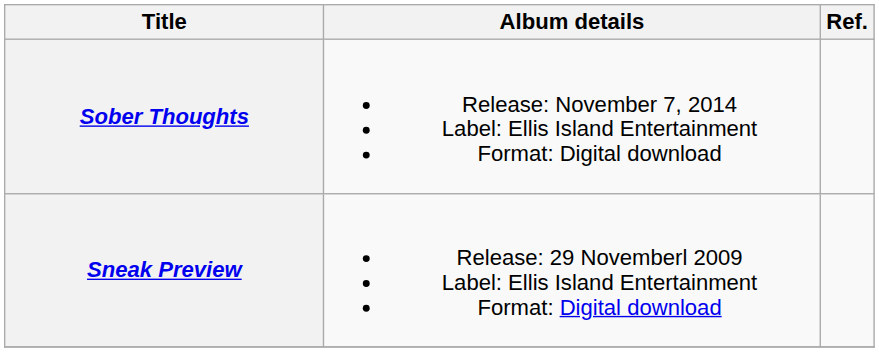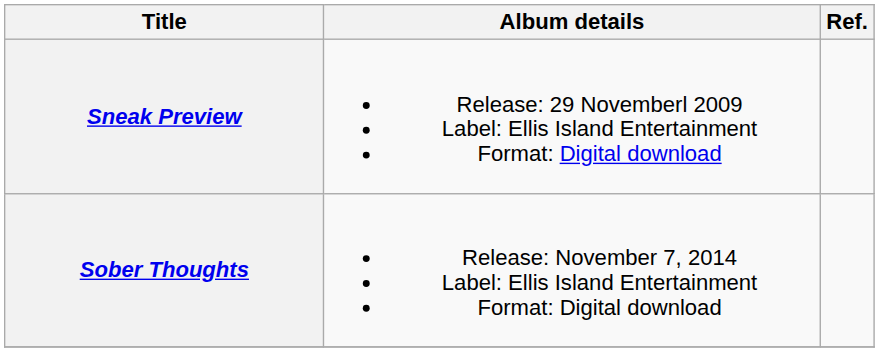rows swapped: (164, 270) <-> (164, 116)
